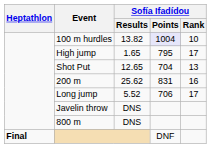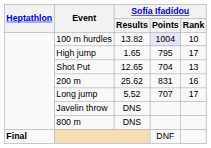(165, 95) 706 -> (165, 95) 707
